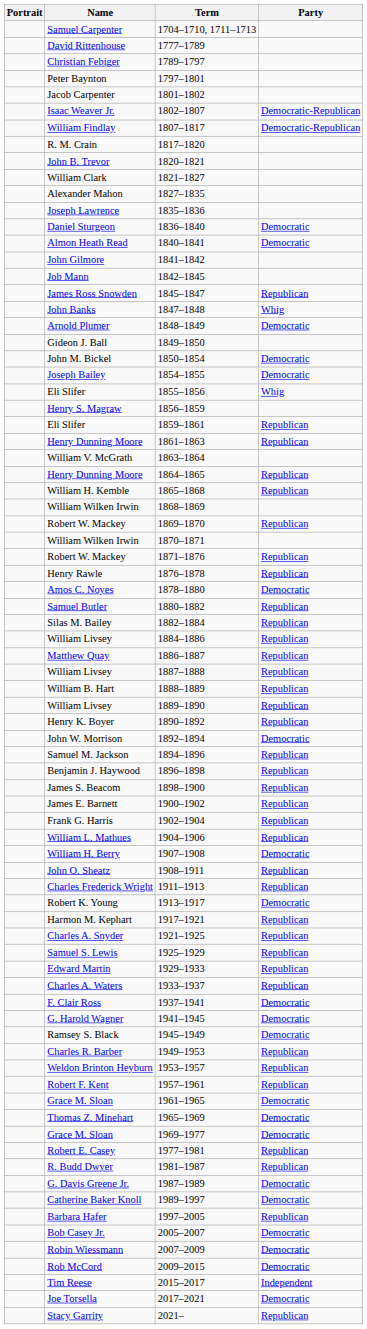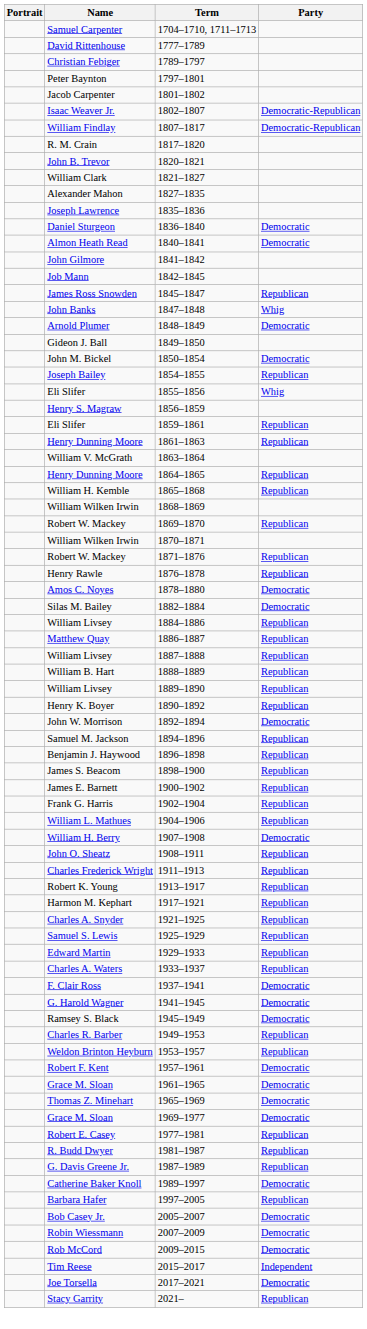(285, 375) Democratic -> (285, 375) Republican
- row: (77, 606)
(285, 623) Republican -> (285, 606) Democratic
(285, 903) Democratic -> (285, 886) Republican
(285, 1084) Republican -> (285, 1068) Democratic
(285, 1183) Democratic -> (285, 1167) Republican
